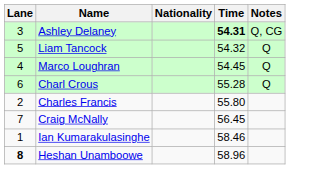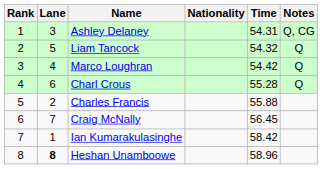+ column: (21, 13)
(231, 31) bold -> (264, 31) normal
(231, 66) 54.45 -> (264, 66) 54.42
(231, 102) 55.80 -> (264, 102) 55.88
(231, 137) 58.46 -> (264, 137) 58.42
